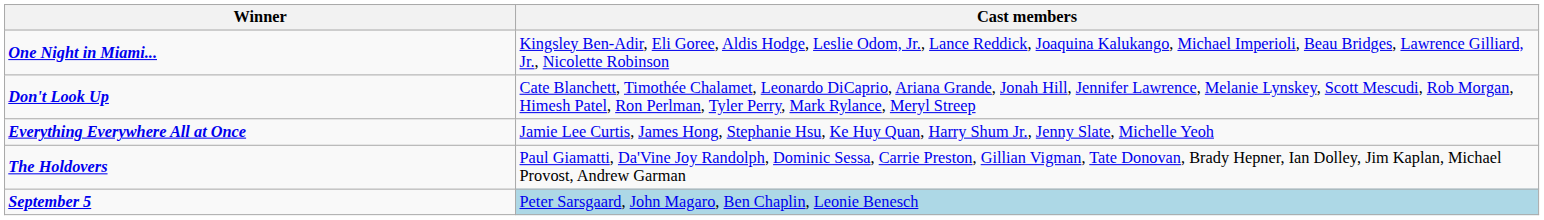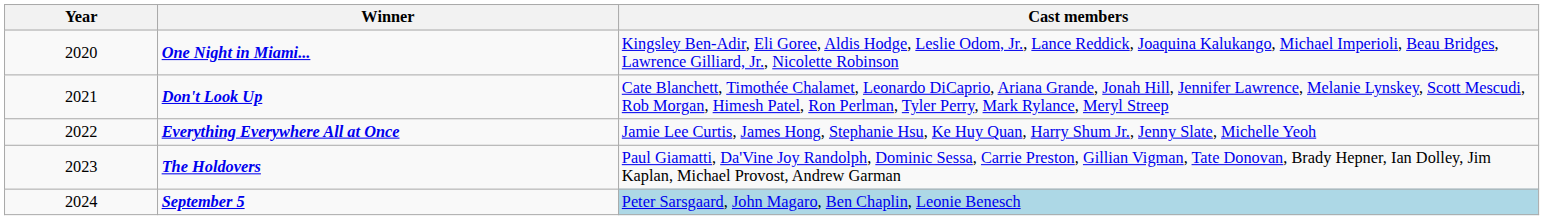+ column: (81, 17)
